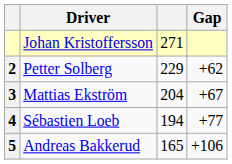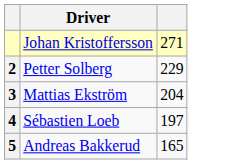- column: (207, 17)
(172, 120) 194 -> (172, 120) 197
